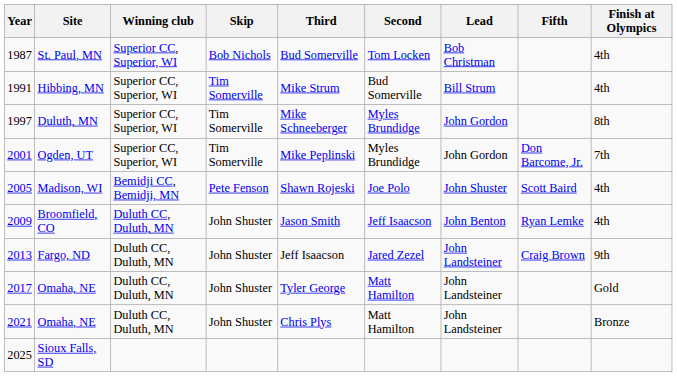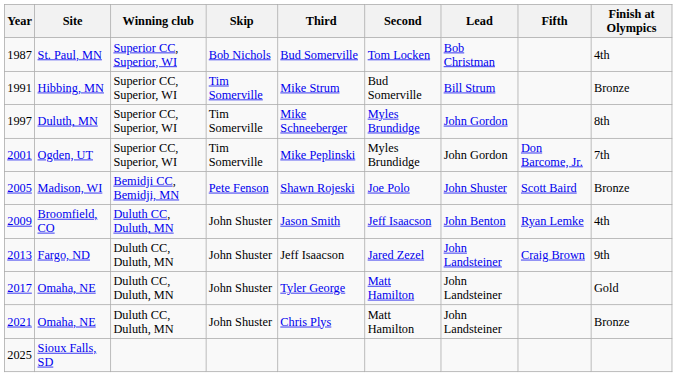(602, 87) 4th -> (612, 87) Bronze
(602, 188) 4th -> (612, 188) Bronze
